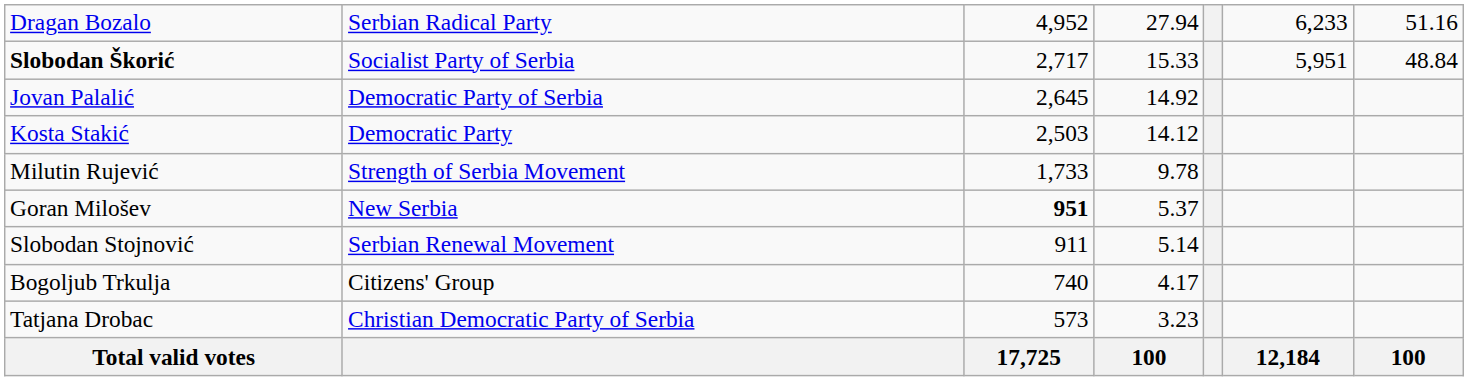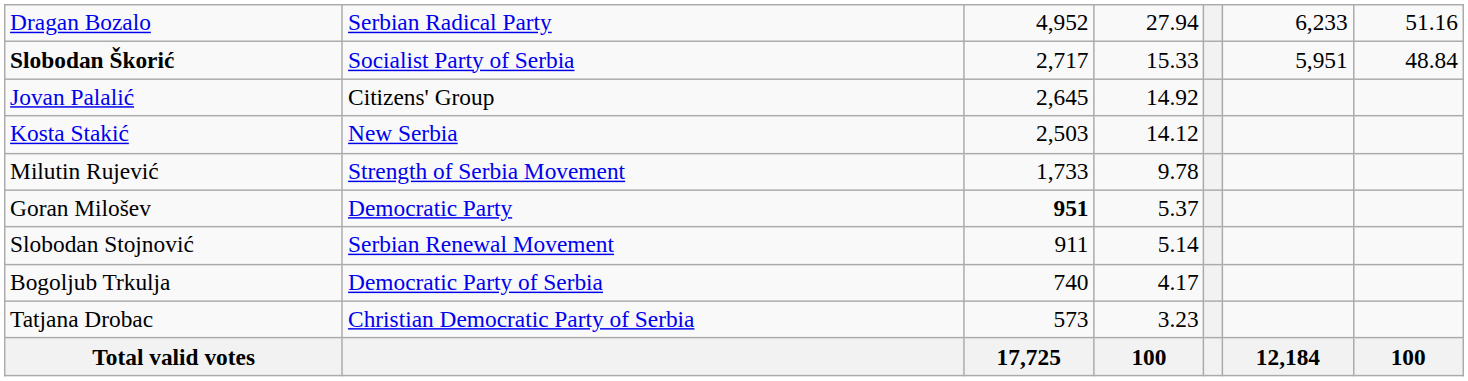(476, 97) Democratic Party of Serbia -> (421, 97) Citizens' Group
(430, 134) Democratic Party -> (403, 134) New Serbia
(403, 208) New Serbia -> (430, 208) Democratic Party
(421, 282) Citizens' Group -> (476, 282) Democratic Party of Serbia
